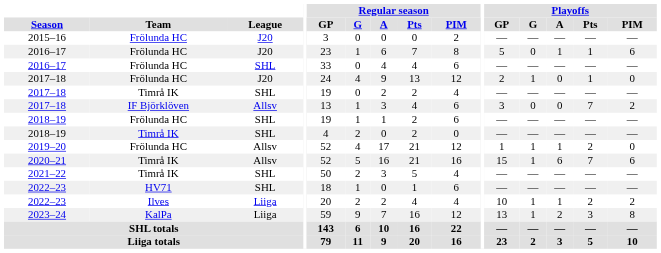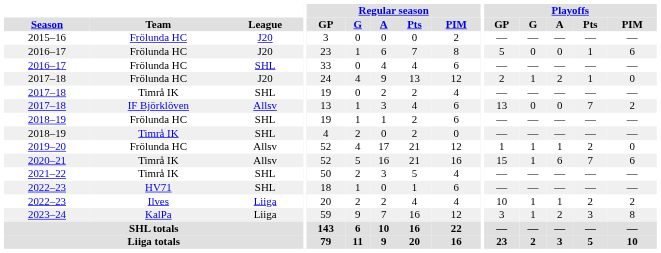(560, 51) 1 -> (560, 51) 0
(560, 78) 0 -> (560, 78) 2
(502, 106) 3 -> (502, 106) 13
(502, 214) 13 -> (502, 214) 3
